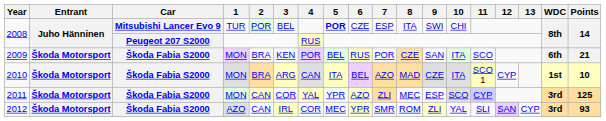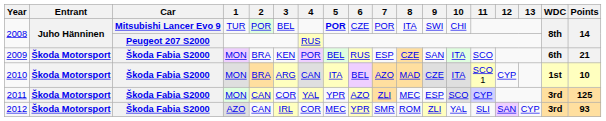(384, 26) ESP -> (384, 26) POR
(384, 55) POR -> (384, 55) ESP
